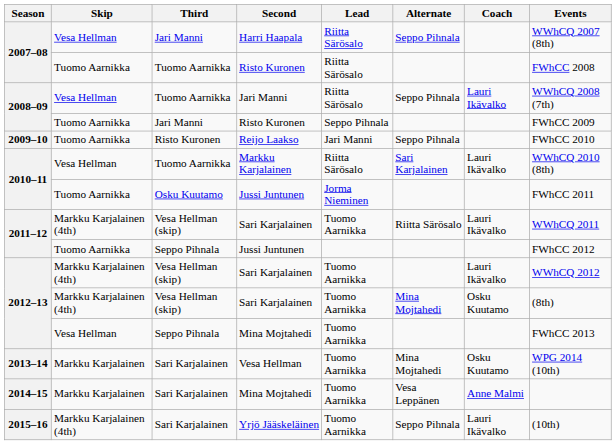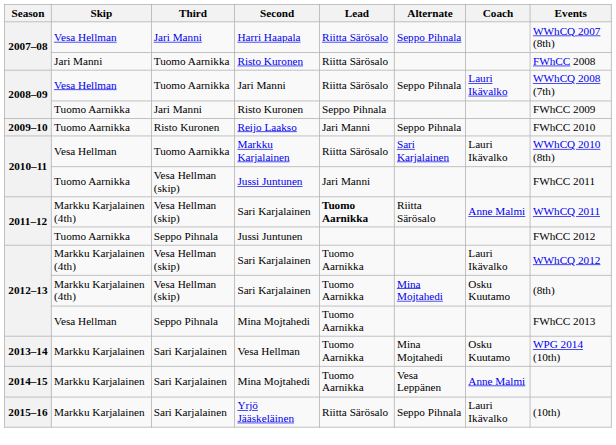(92, 67) Tuomo Aarnikka -> (78, 61) Jari Manni
(189, 194) Osku Kuutamo -> (185, 181) Vesa Hellman (skip)
(346, 194) Jorma Nieminen -> (346, 181) Jari Manni
(345, 224) normal -> (345, 212) bold
(487, 224) Lauri Ikävalko -> (497, 212) Anne Malmi
(99, 424) Markku Karjalainen (4th) -> (99, 412) Markku Karjalainen
(345, 424) Tuomo Aarnikka -> (355, 412) Riitta Särösalo
